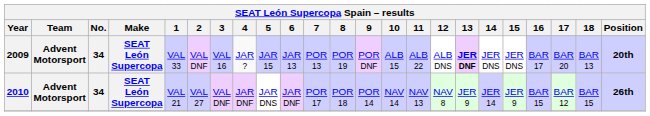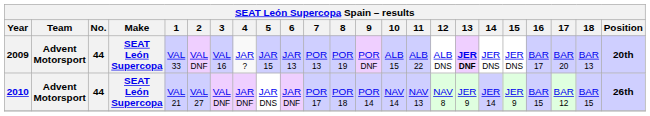(99, 54) 34 -> (99, 54) 44
(99, 92) 34 -> (99, 92) 44
